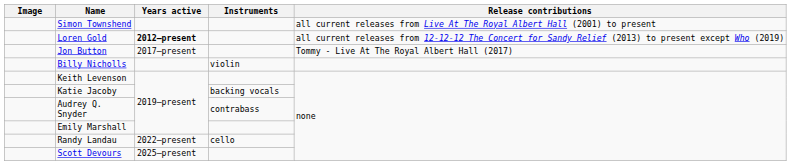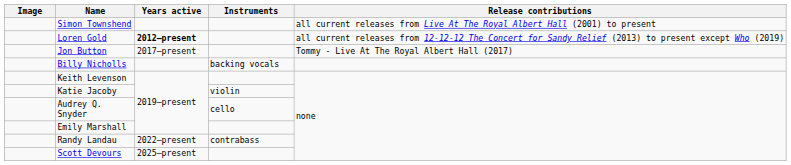(225, 64) violin -> (245, 64) backing vocals
(245, 91) backing vocals -> (225, 91) violin
(235, 109) contrabass -> (222, 109) cello
(222, 141) cello -> (235, 141) contrabass
